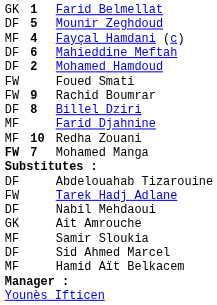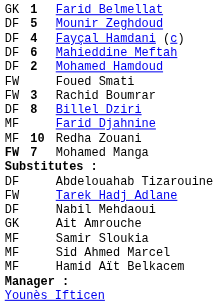(12, 39) MF -> (12, 39) DF
(34, 96) 9 -> (34, 96) 3
(12, 253) DF -> (12, 253) MF
